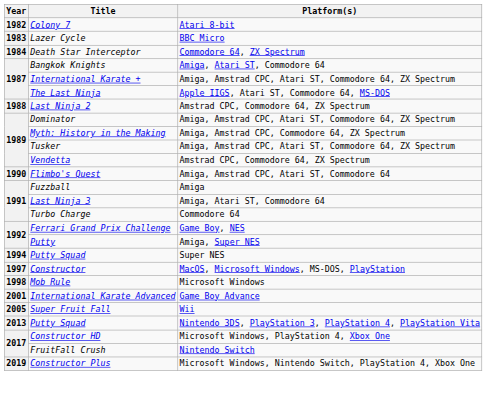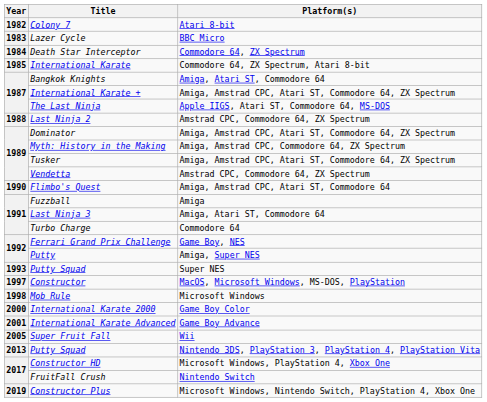+ row: (80, 65)
(16, 255) 1994 -> (16, 269) 1993
+ row: (93, 309)
